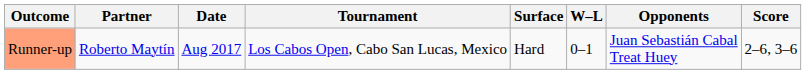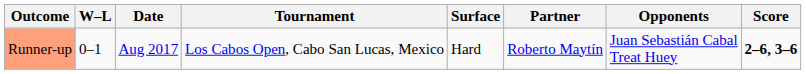columns swapped: (587, 16) <-> (127, 16)
(771, 48) normal -> (771, 48) bold
